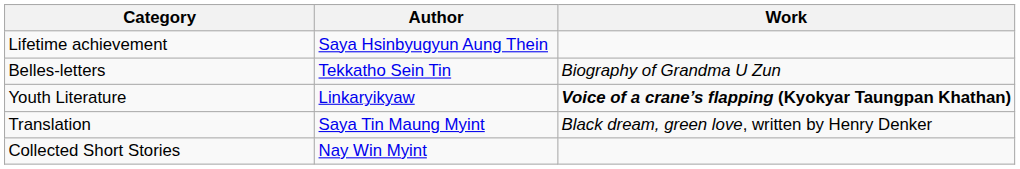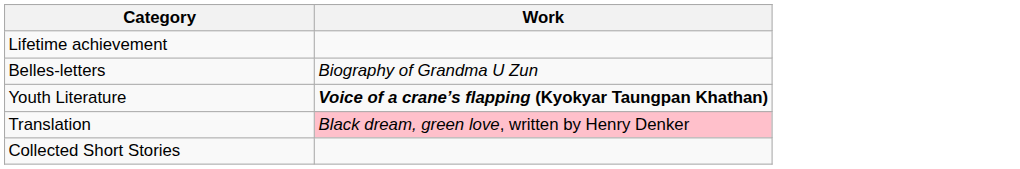- column: (436, 17)
(747, 124) no background -> (504, 124) pink background
